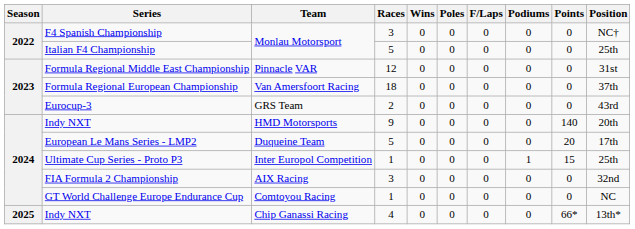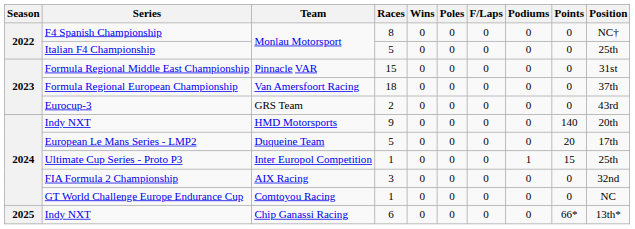(391, 32) 3 -> (391, 32) 8
(391, 68) 12 -> (391, 68) 15
(391, 215) 4 -> (391, 215) 6
